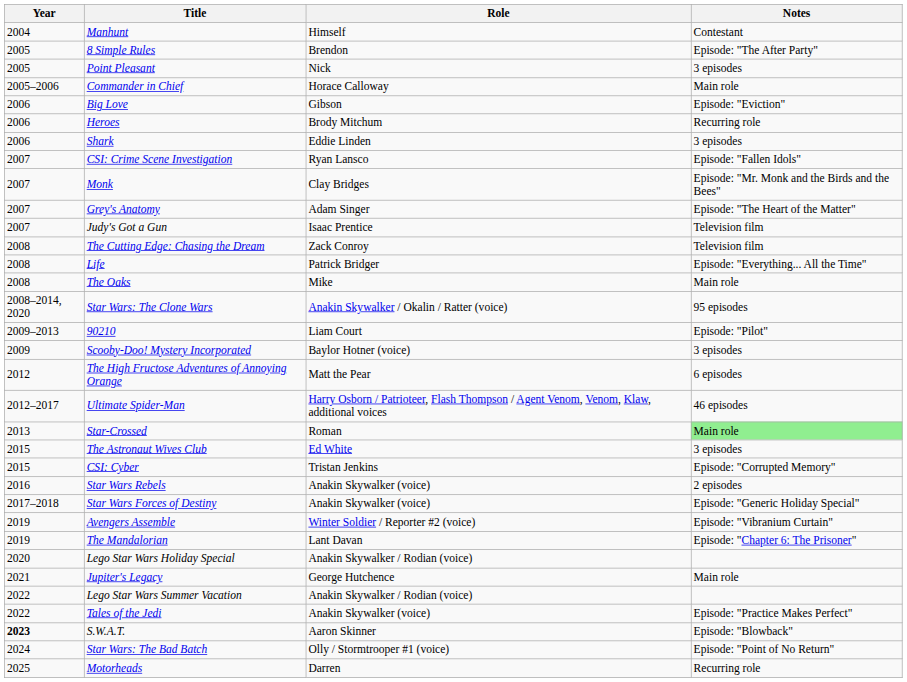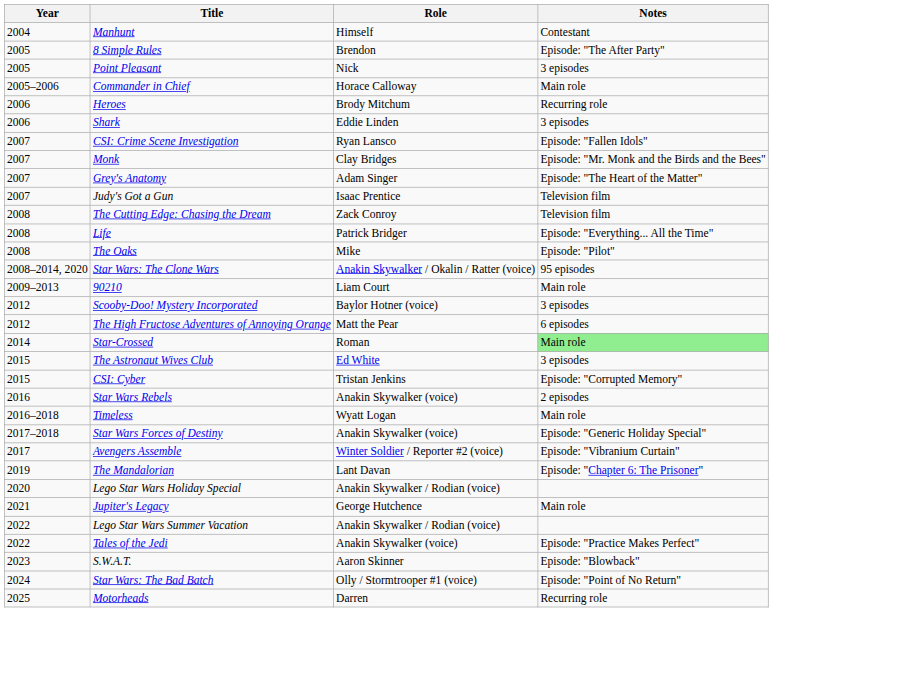- row: (107, 104)
(716, 282) Main role -> (578, 251) Episode: "Pilot"
(731, 331) Episode: "Pilot" -> (563, 287) Main role
(19, 350) 2009 -> (19, 305) 2012
- row: (136, 406)
(19, 430) 2013 -> (19, 342) 2014
+ row: (113, 415)
(19, 522) 2019 -> (19, 452) 2017
(19, 631) bold -> (19, 561) normal
